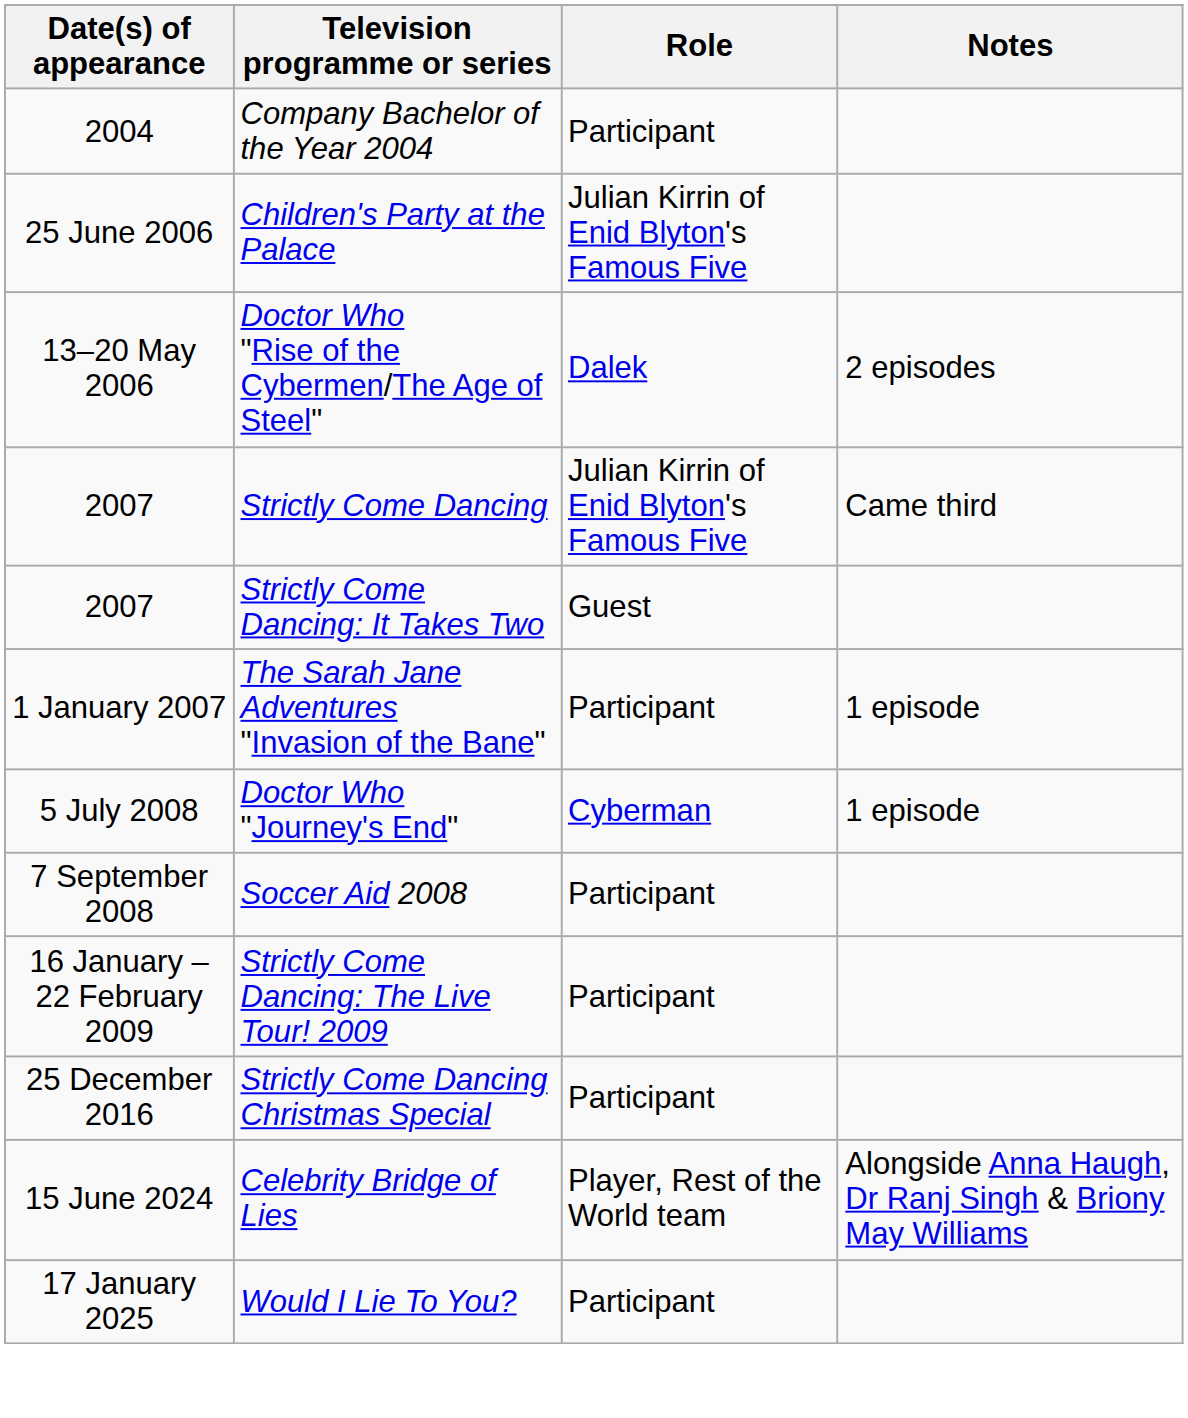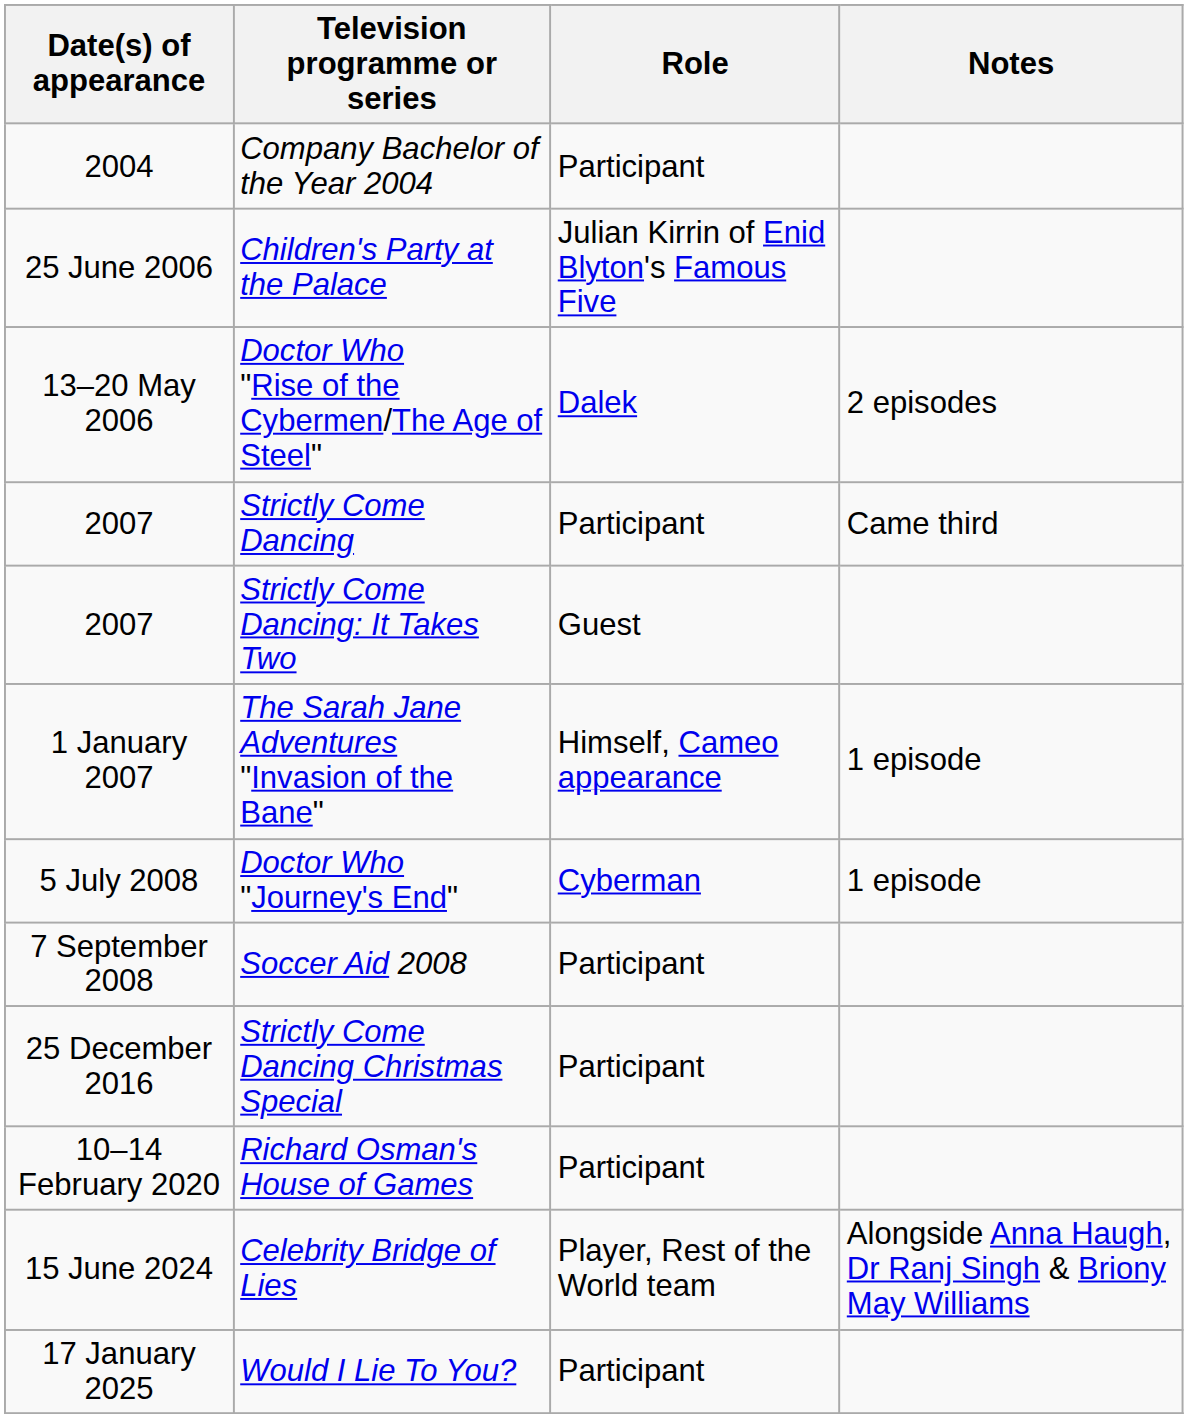(666, 505) Julian Kirrin of Enid Blyton's Famous Five -> (631, 522) Participant
(641, 708) Participant -> (668, 760) Himself, Cameo appearance
- row: (366, 995)
+ row: (359, 1167)
